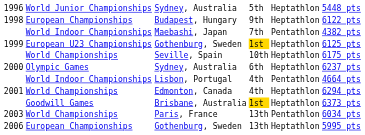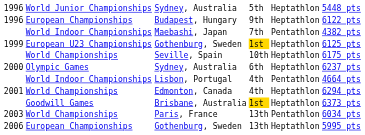(14, 20) 1998 -> (14, 20) 1996
